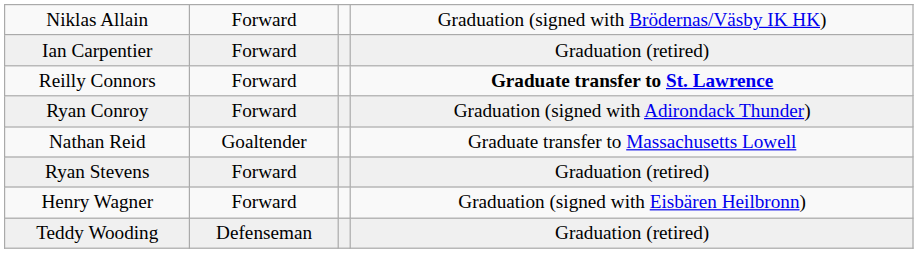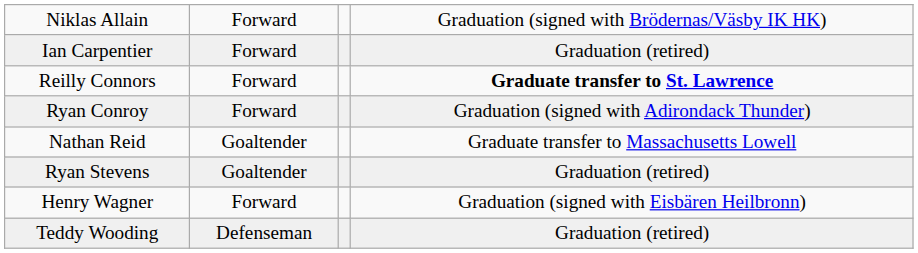(264, 171) Forward -> (264, 171) Goaltender
